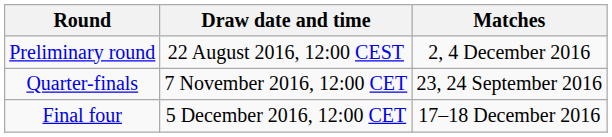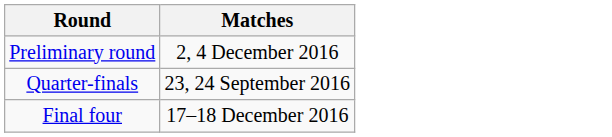- column: (286, 20)
